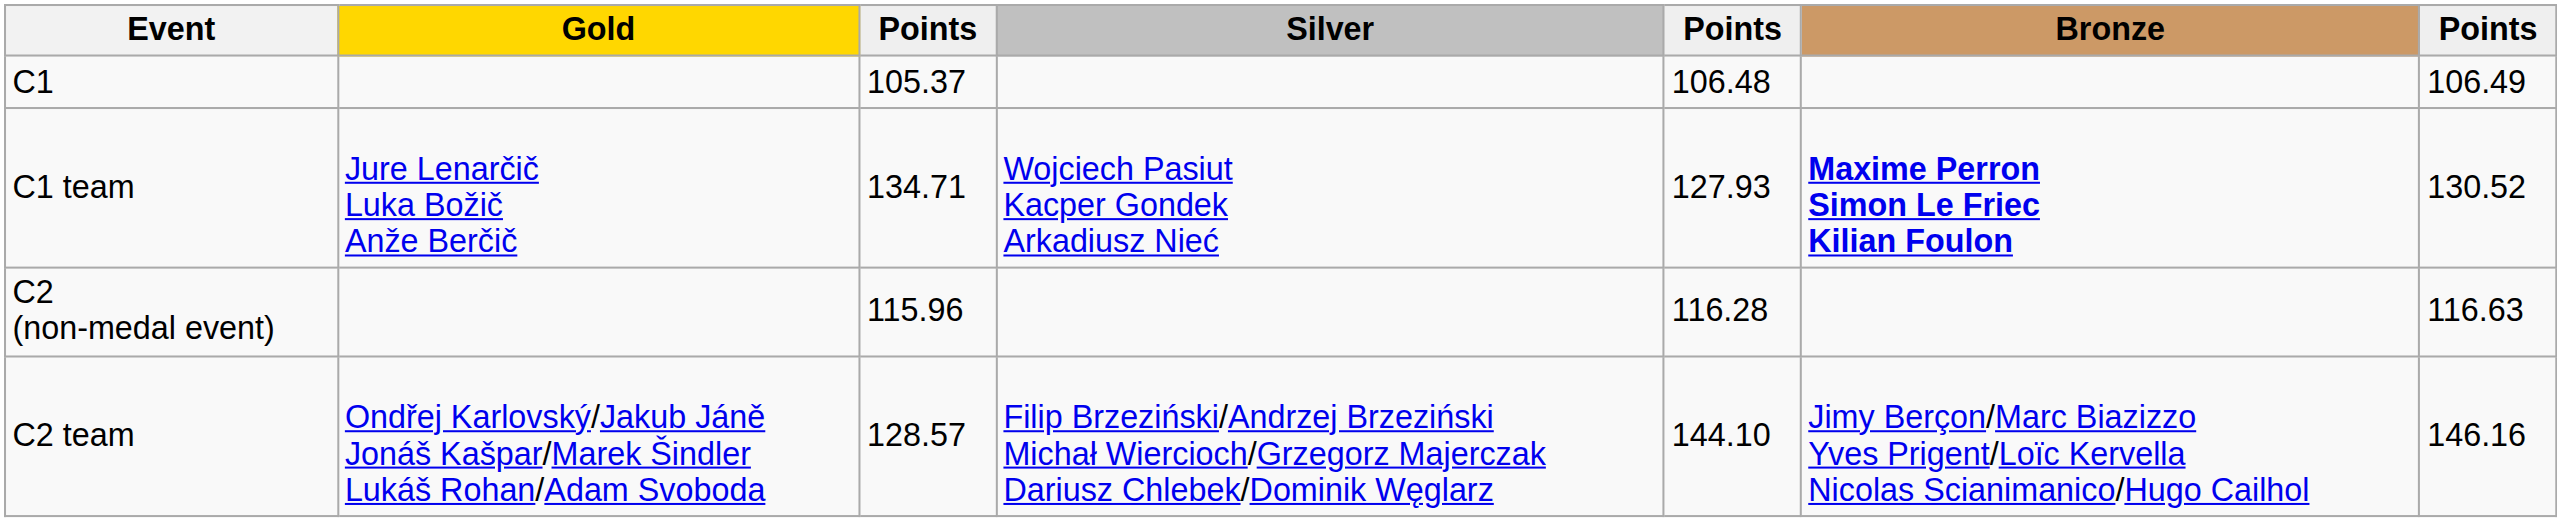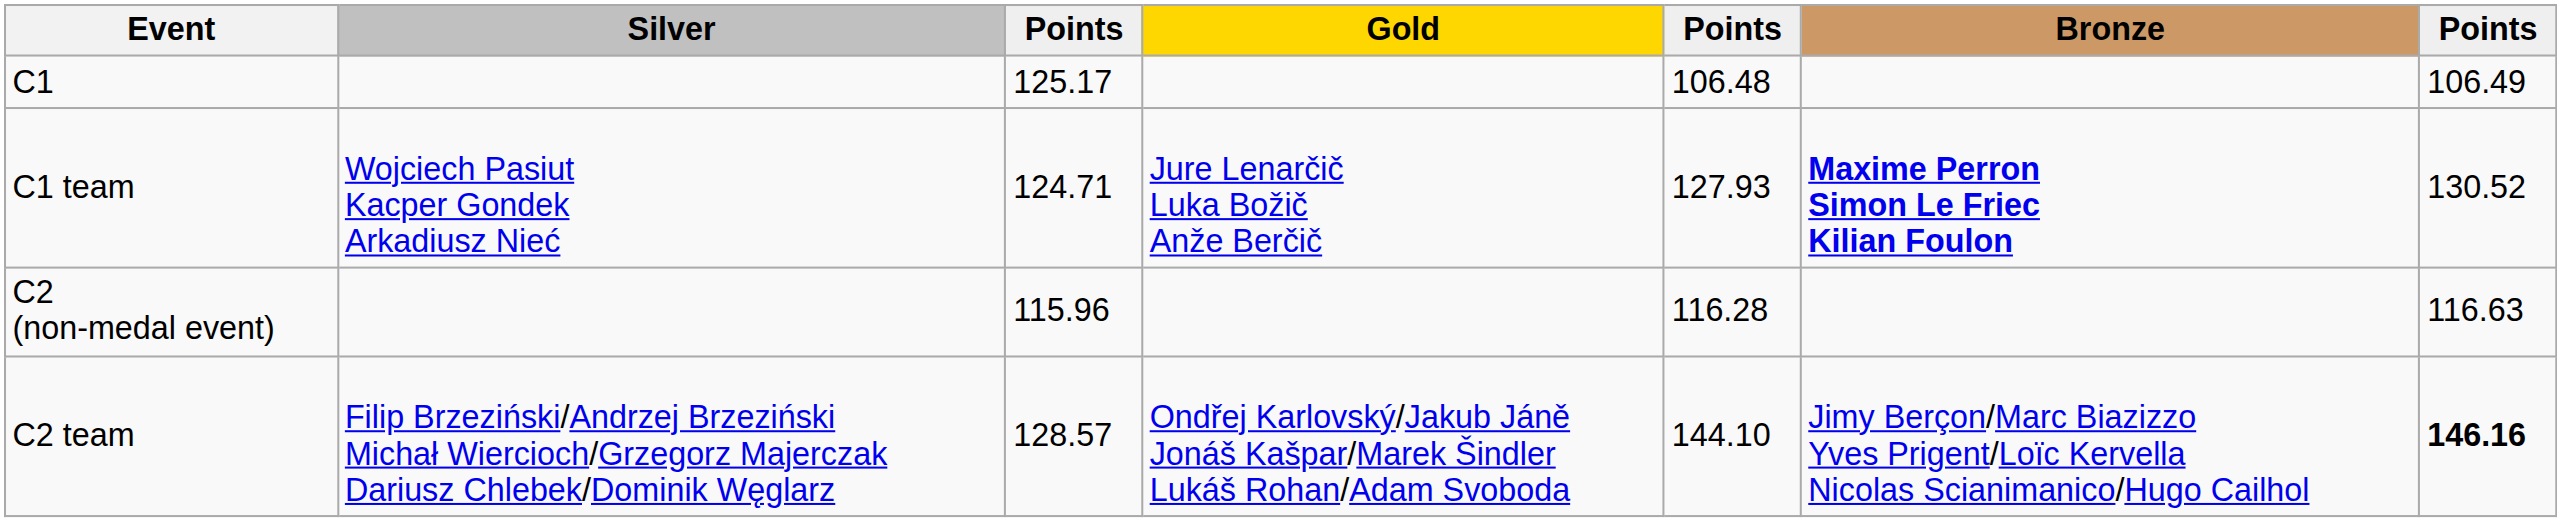columns swapped: (598, 30) <-> (1330, 30)
(916, 81) 105.37 -> (1063, 81) 125.17
(916, 187) 134.71 -> (1063, 187) 124.71
(2477, 435) normal -> (2477, 435) bold
